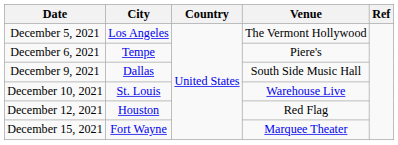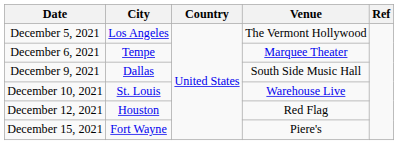(306, 52) Piere's -> (306, 52) Marquee Theater
(306, 129) Marquee Theater -> (306, 129) Piere's
